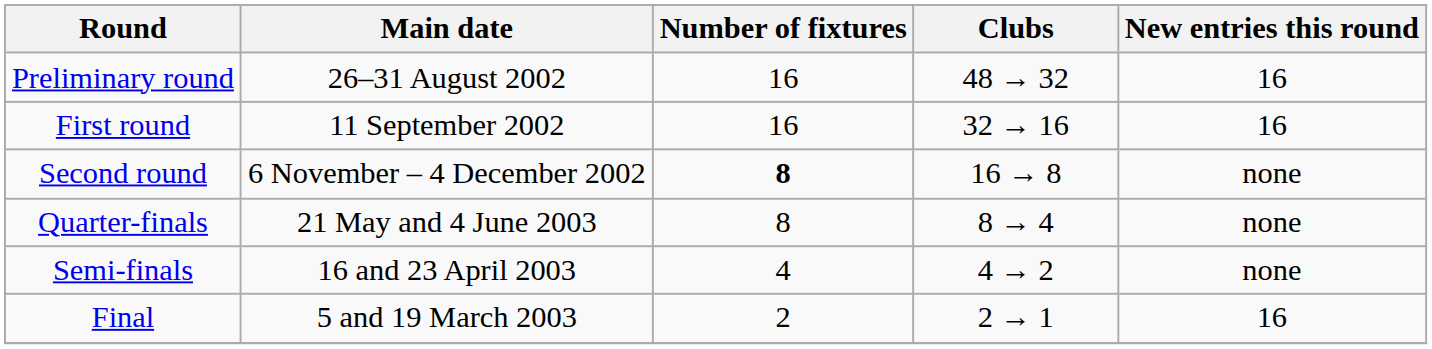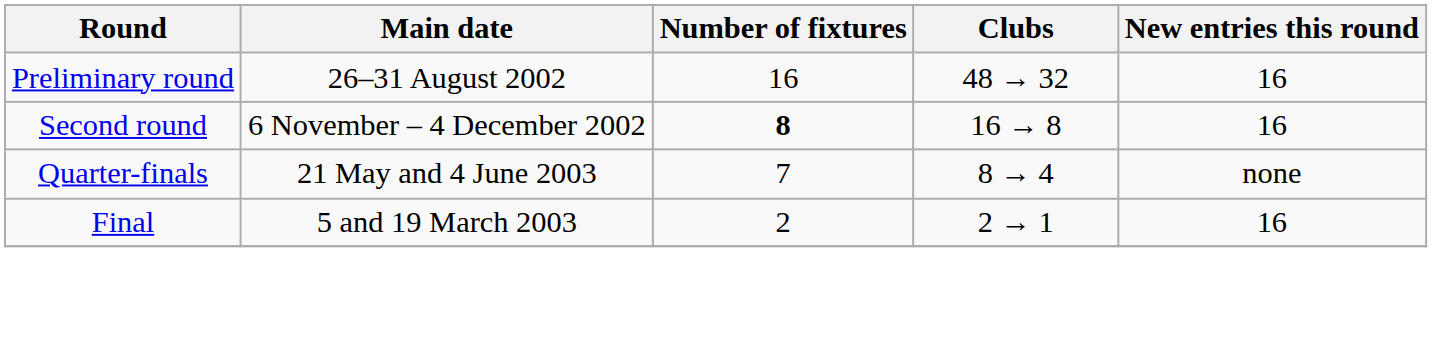- row: (123, 125)
(1272, 173) none -> (1272, 125) 16
(783, 221) 8 -> (783, 173) 7
- row: (123, 269)
